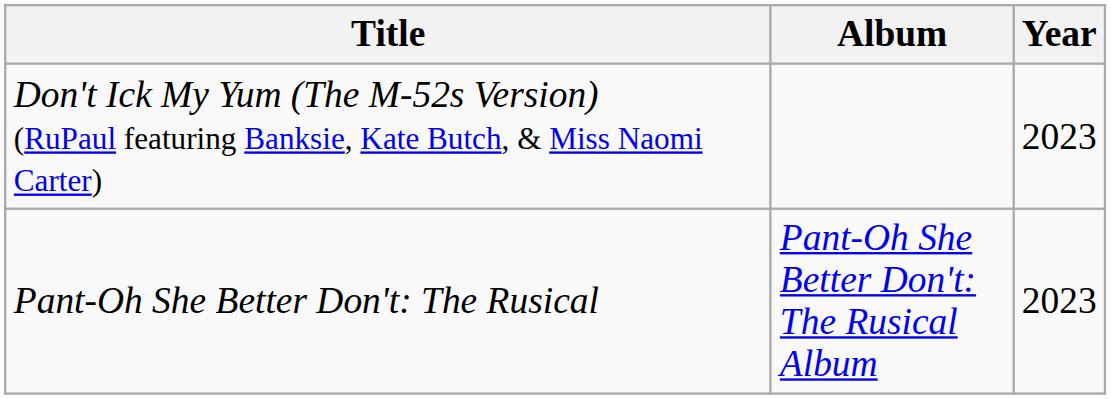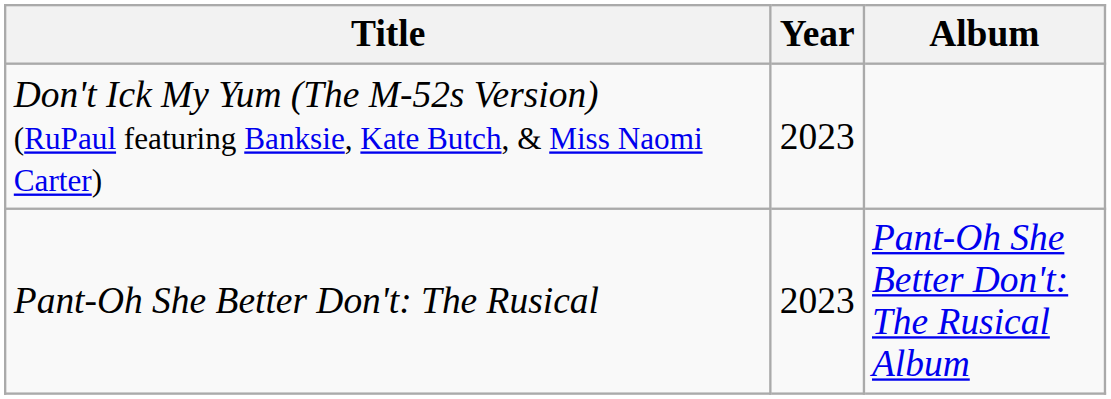columns swapped: (1059, 34) <-> (892, 34)
